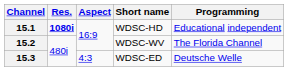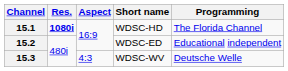(227, 27) Educational independent -> (218, 27) The Florida Channel
(140, 43) WDSC-WV -> (139, 43) WDSC-ED
(218, 43) The Florida Channel -> (227, 43) Educational independent
(139, 58) WDSC-ED -> (140, 58) WDSC-WV
